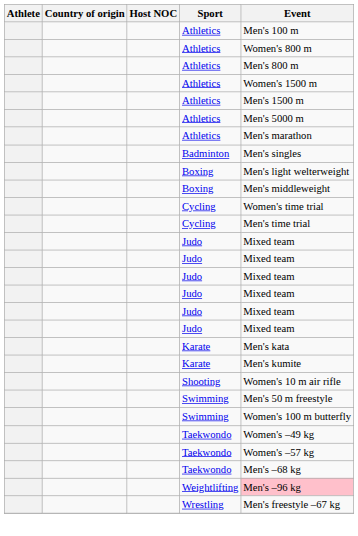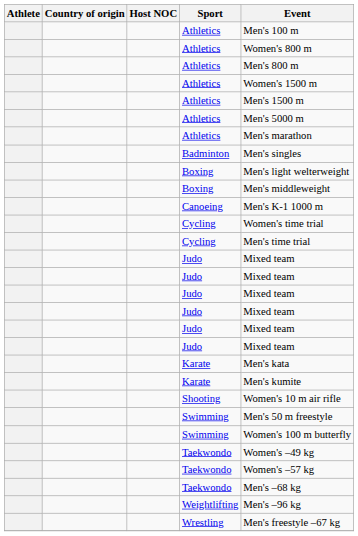+ row: (23, 206)
(272, 487) pink background -> (272, 504) no background
